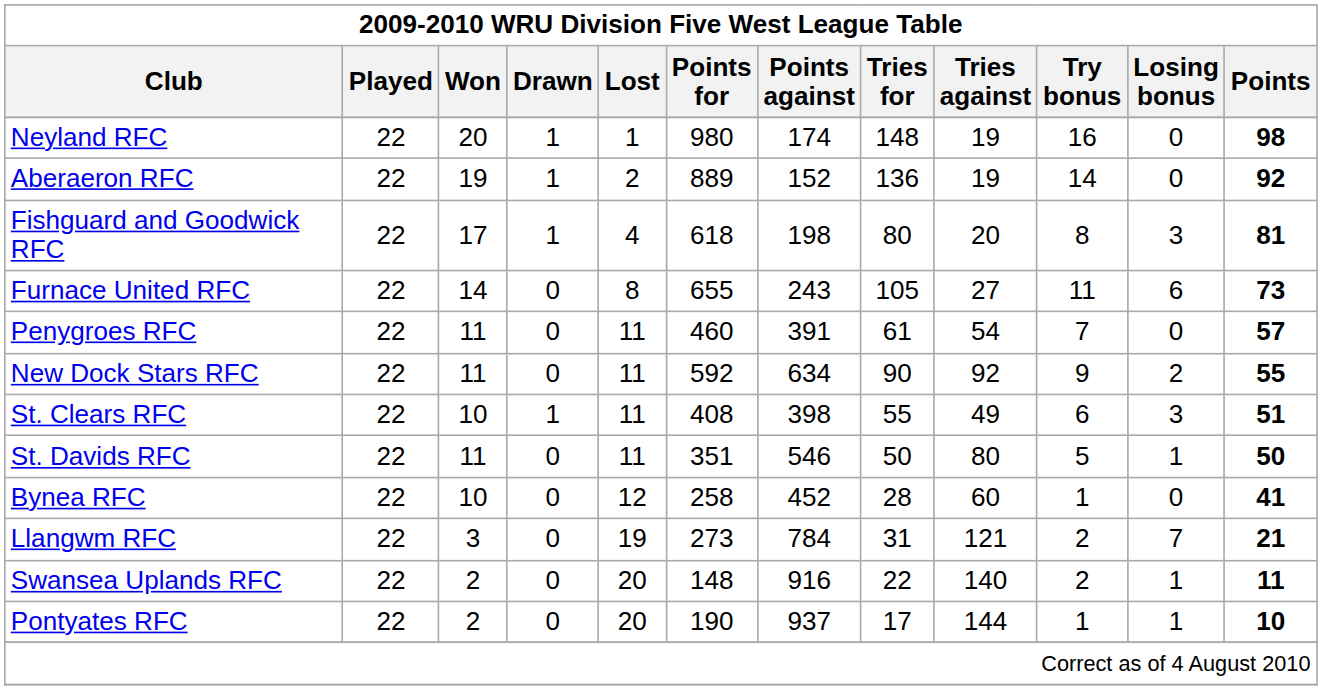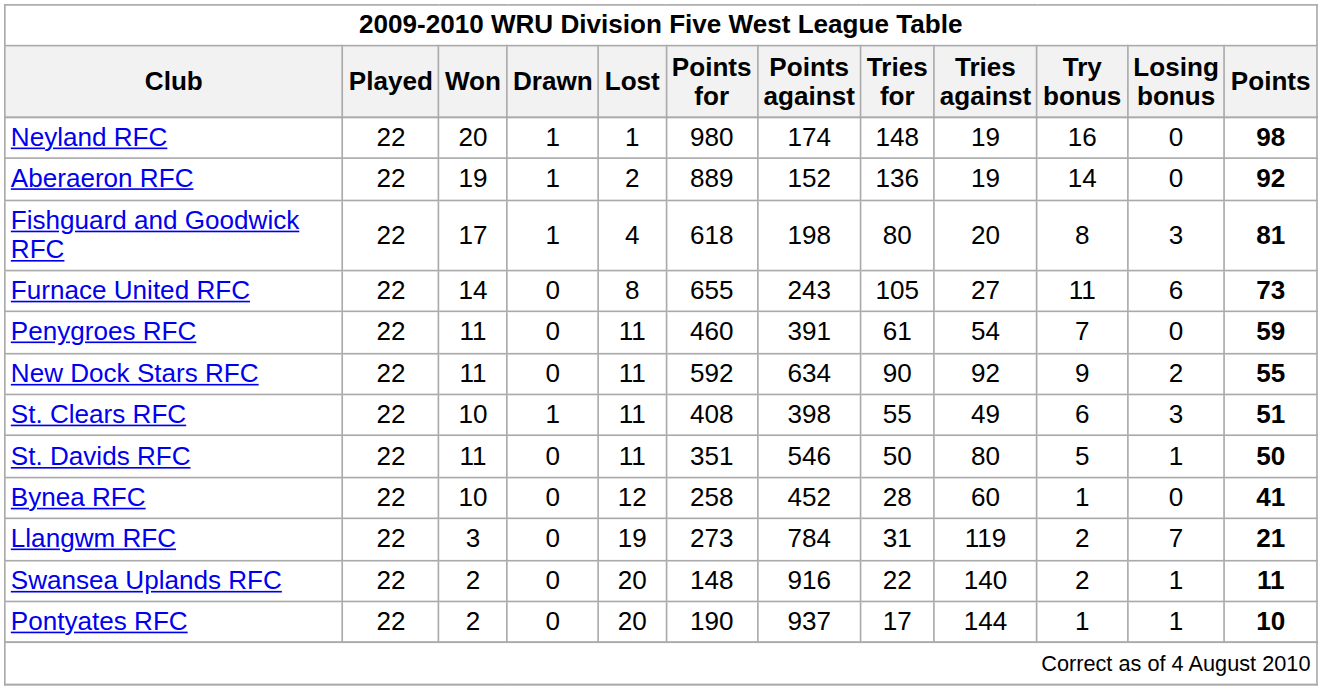(1271, 332) 57 -> (1271, 332) 59
(985, 538) 121 -> (985, 538) 119
